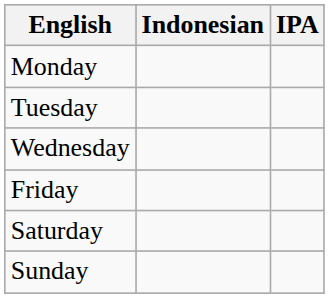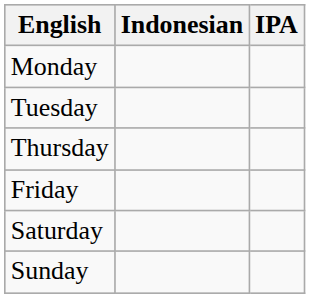- row: (70, 148)
+ row: (60, 148)
